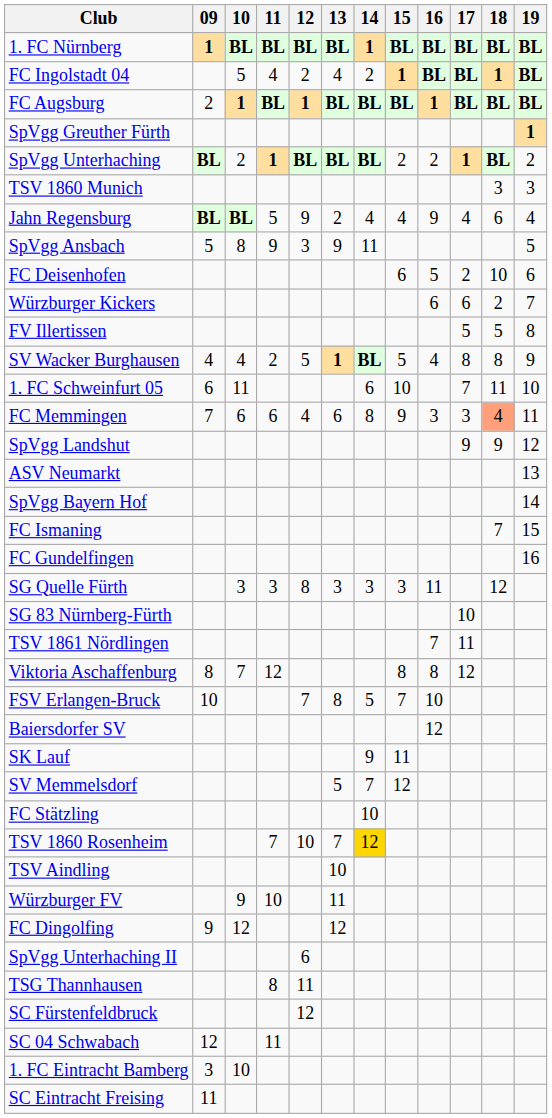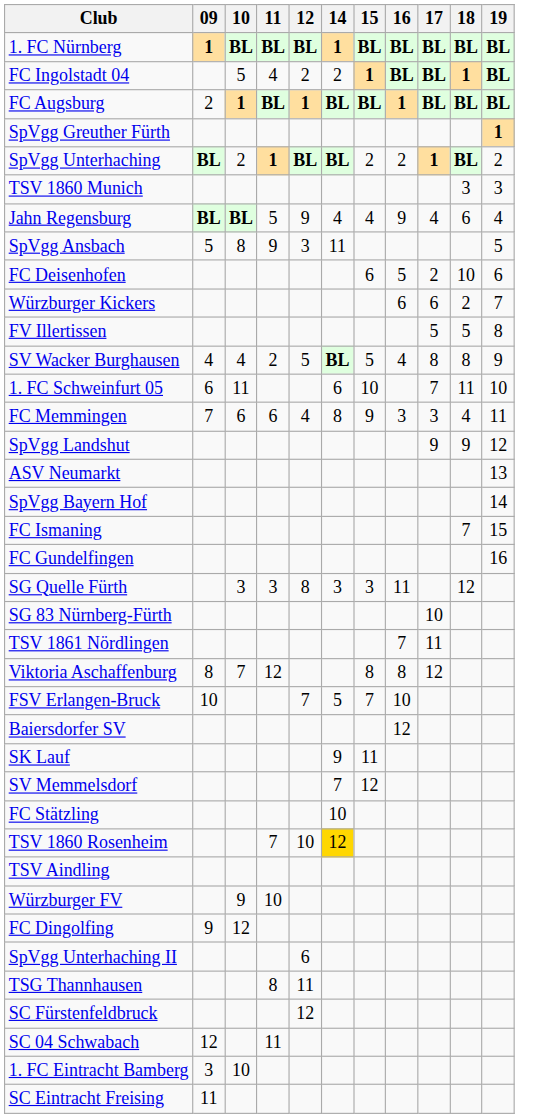- column: (337, 18)
(498, 416) lightsalmon background -> (466, 416) no background
